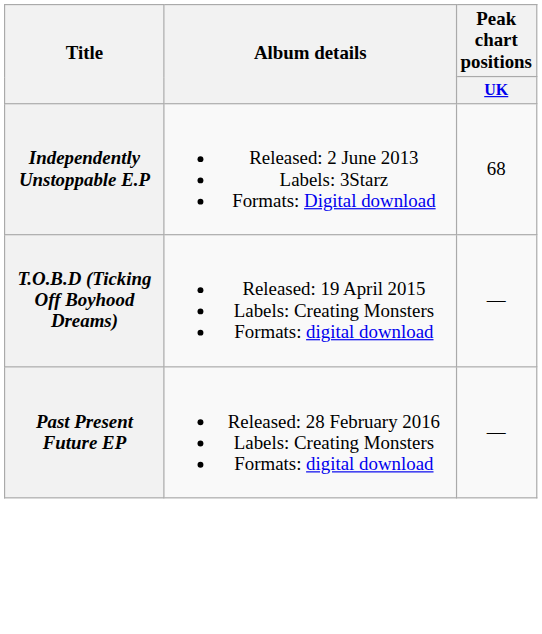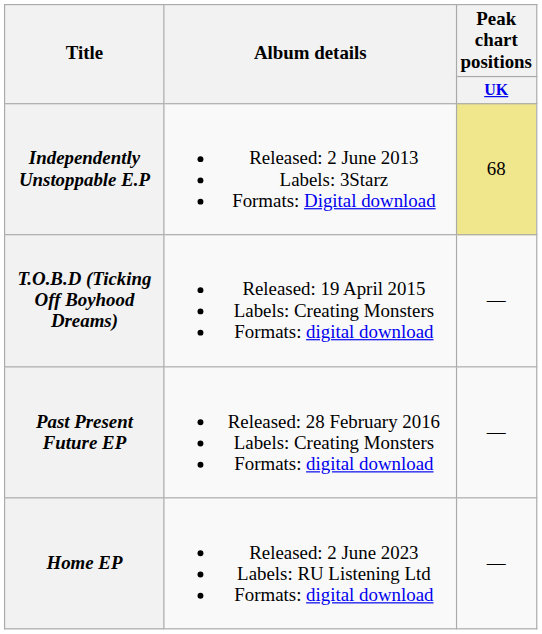(496, 169) no background -> (496, 169) khaki background
+ row: (84, 563)
